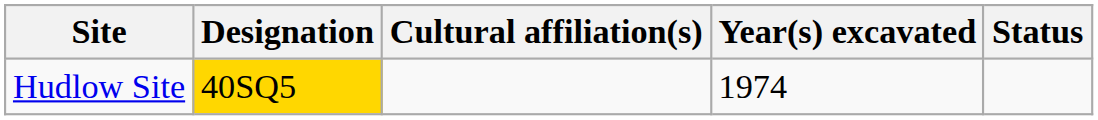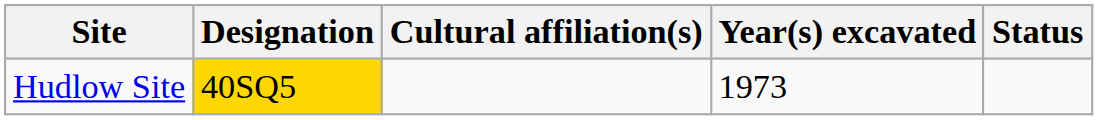(753, 85) 1974 -> (753, 85) 1973
